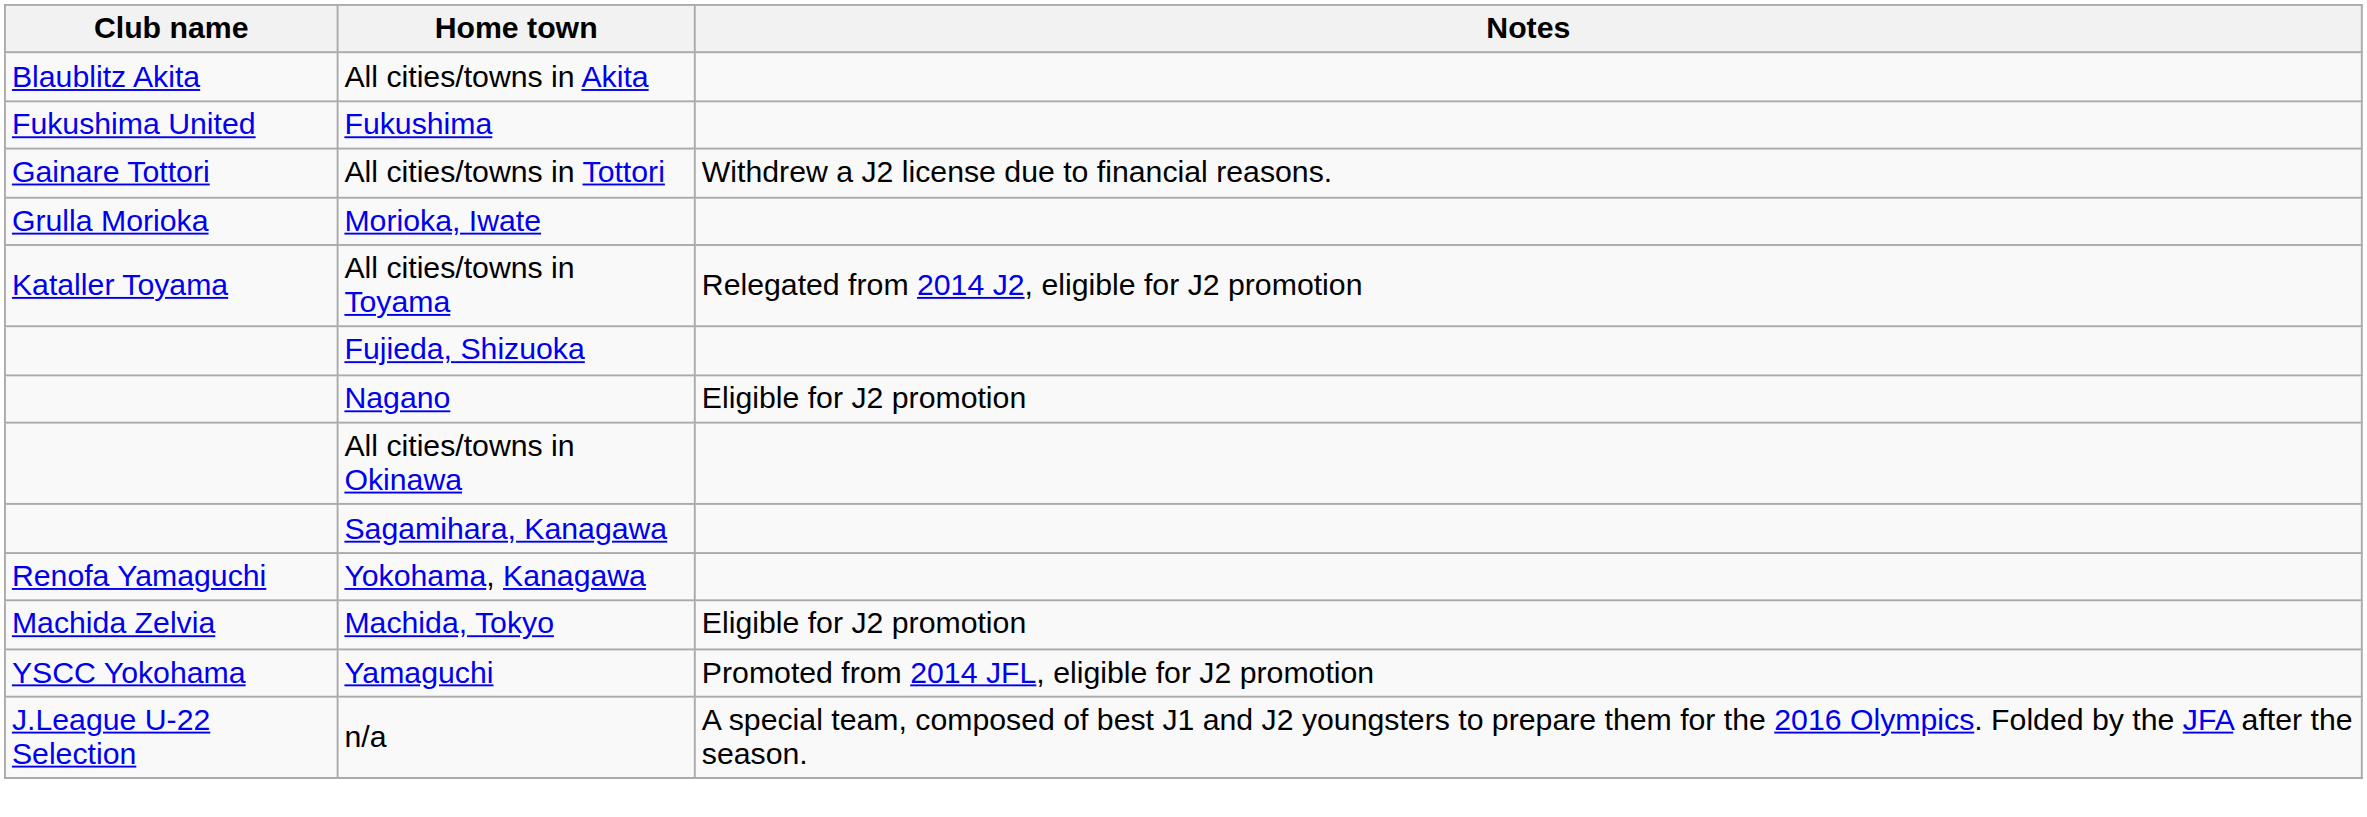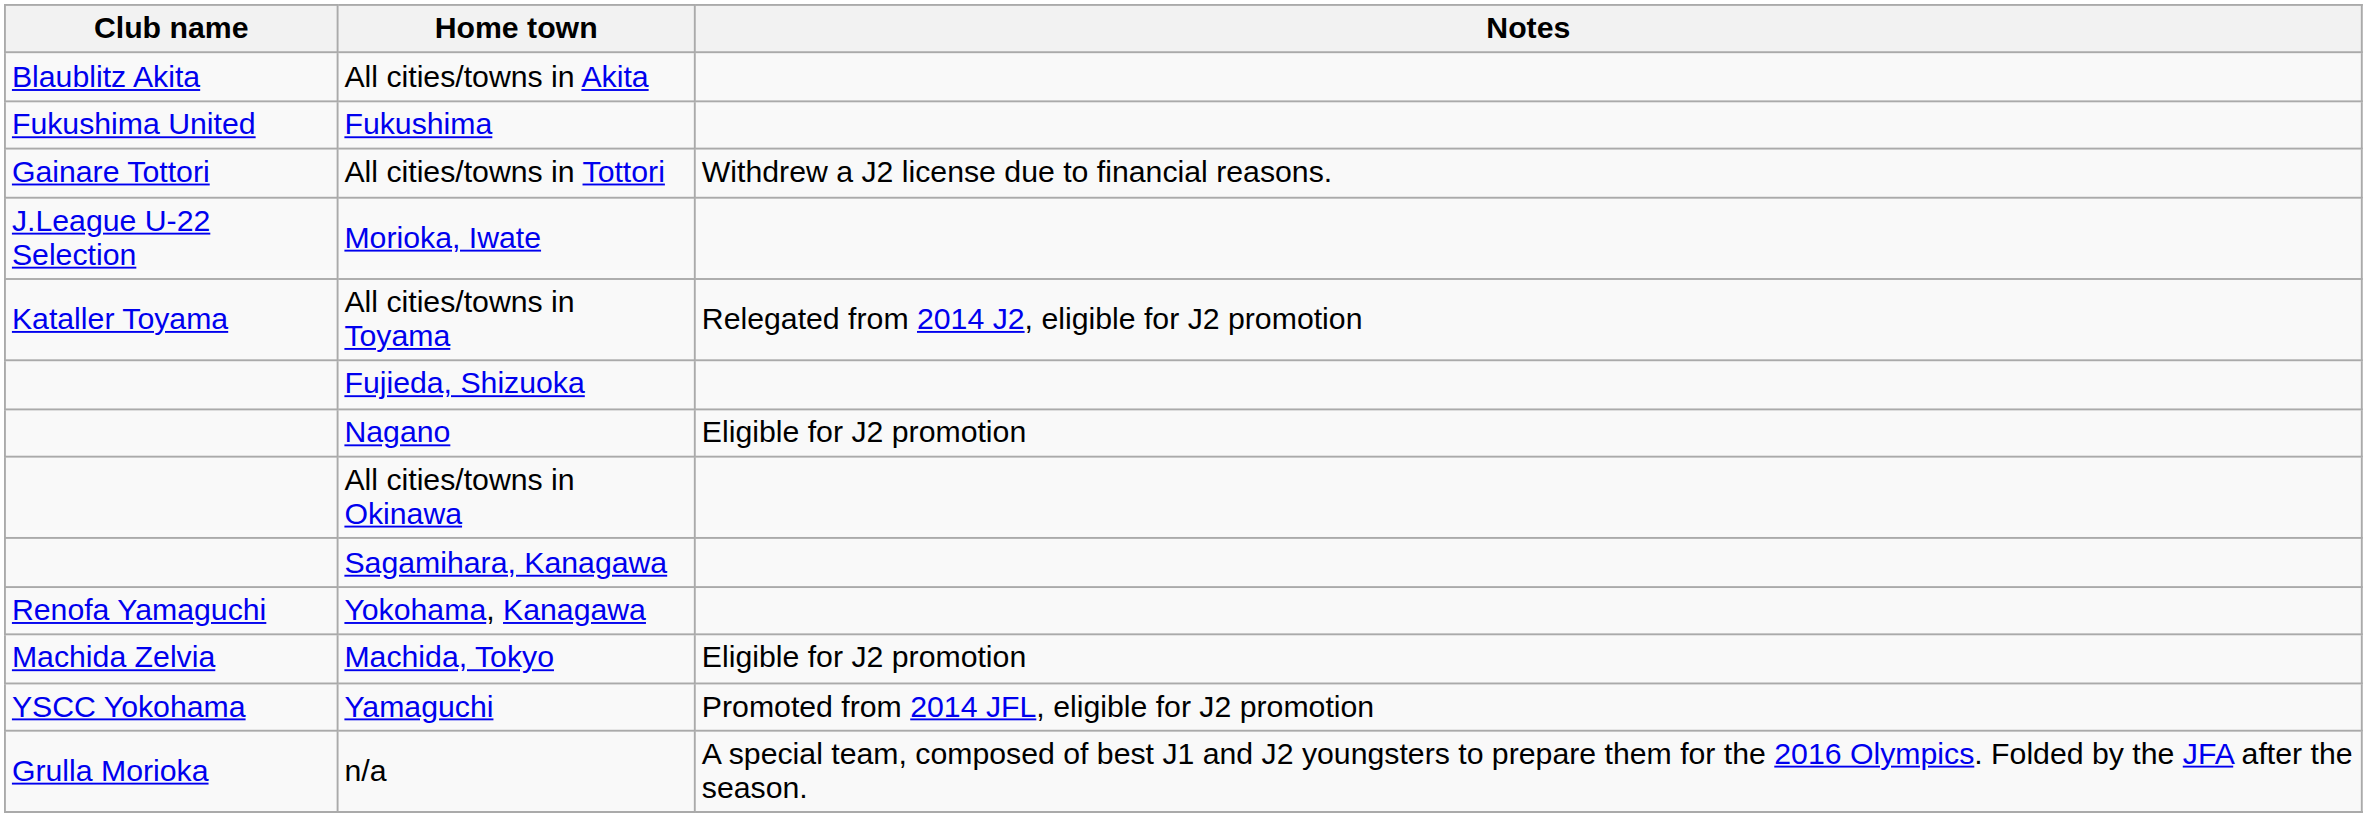(110, 220) Grulla Morioka -> (111, 237) J.League U-22 Selection
(111, 736) J.League U-22 Selection -> (110, 771) Grulla Morioka
